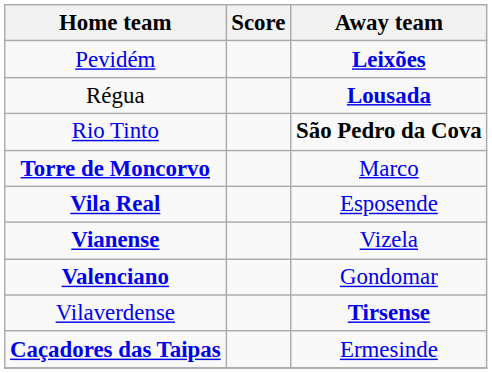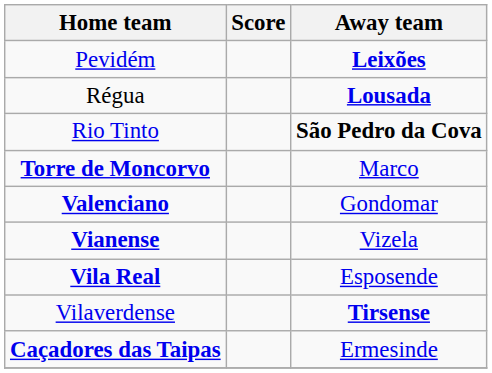rows swapped: (115, 276) <-> (115, 204)
